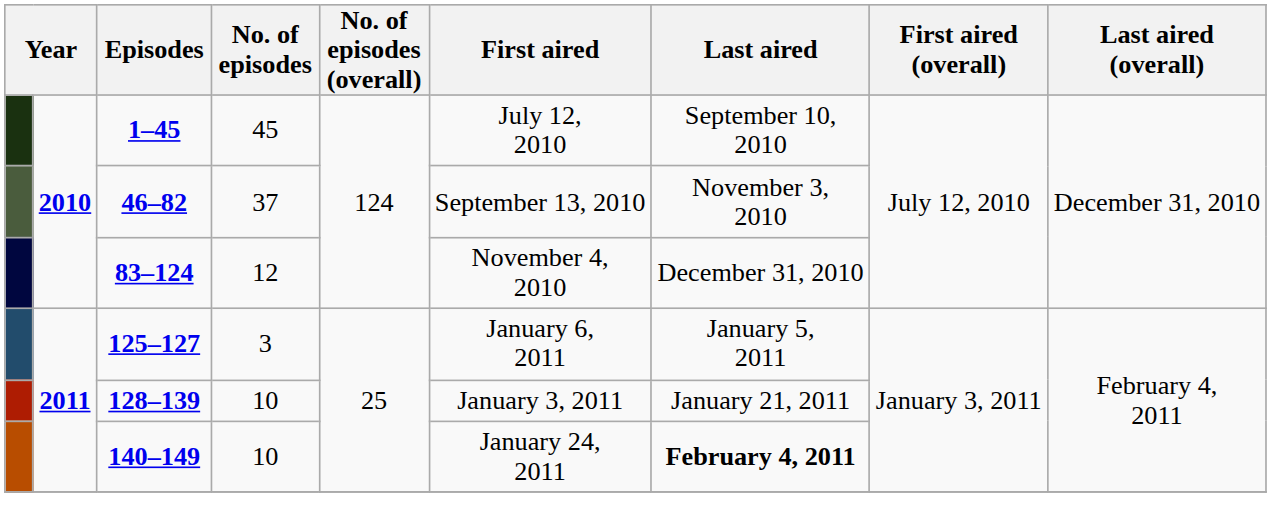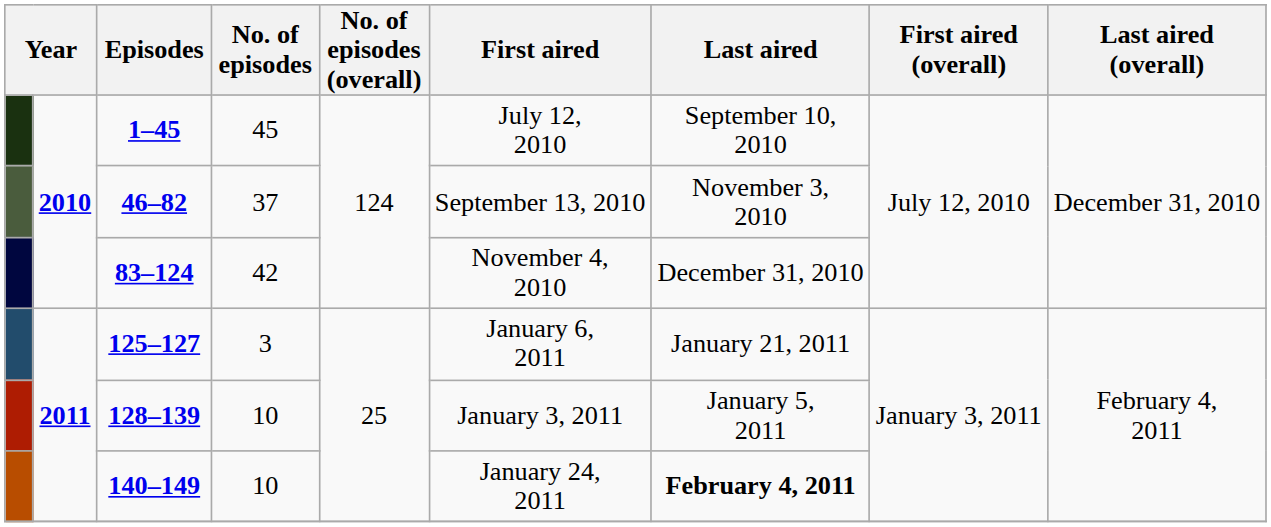(265, 272) 12 -> (265, 272) 42
(761, 343) January 5, 2011 -> (761, 343) January 21, 2011
(761, 400) January 21, 2011 -> (761, 414) January 5, 2011
